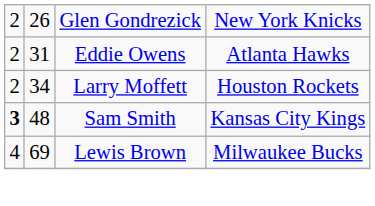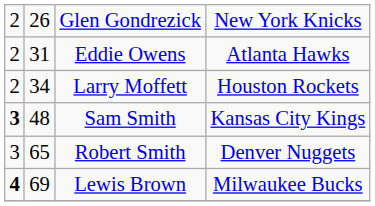+ row: (130, 151)
(15, 151) normal -> (15, 184) bold
